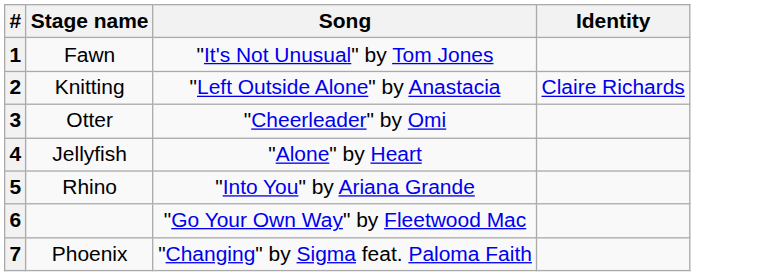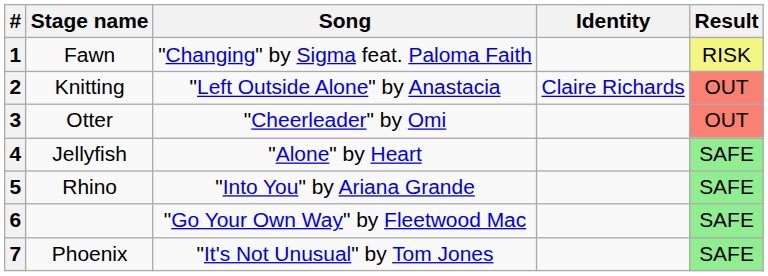+ column: (727, 21)
(345, 54) "It's Not Unusual" by Tom Jones -> (345, 54) "Changing" by Sigma feat. Paloma Faith
(345, 253) "Changing" by Sigma feat. Paloma Faith -> (345, 253) "It's Not Unusual" by Tom Jones
